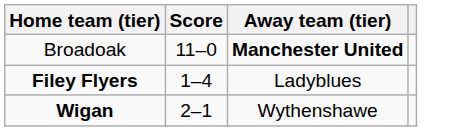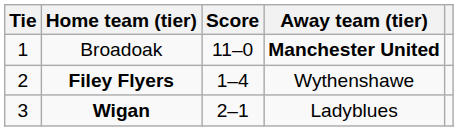+ column: (23, 19)
(318, 80) Ladyblues -> (354, 80) Wythenshawe
(318, 110) Wythenshawe -> (354, 110) Ladyblues
